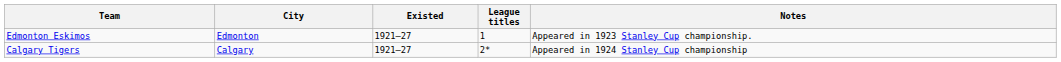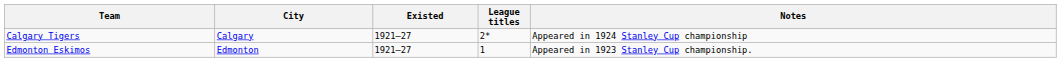rows swapped: (43, 50) <-> (48, 36)
